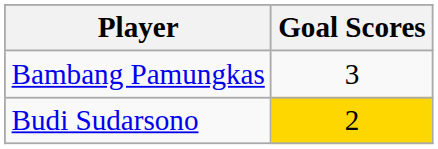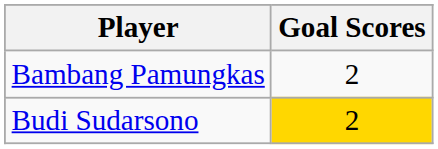(352, 73) 3 -> (352, 73) 2
